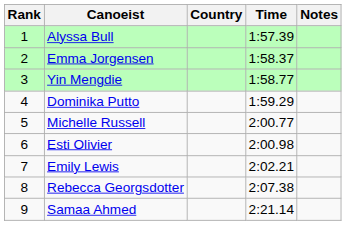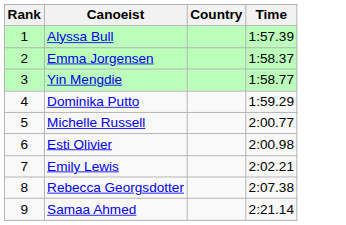- column: (319, 15)
